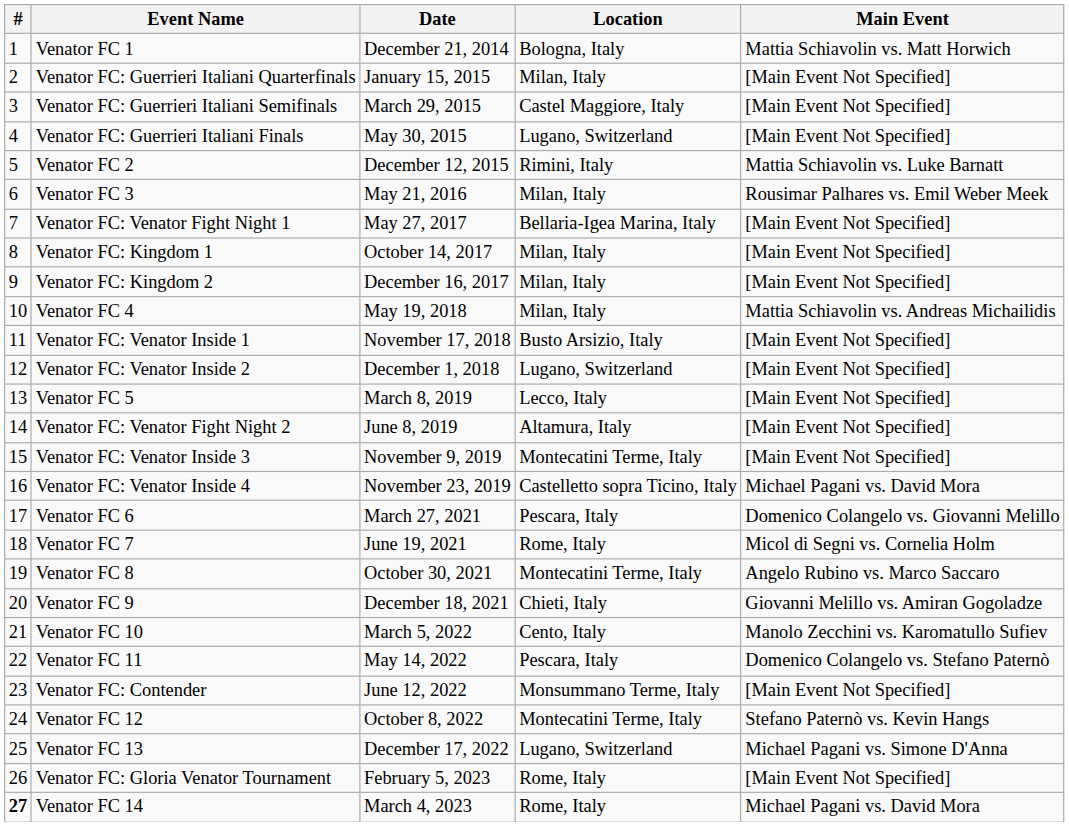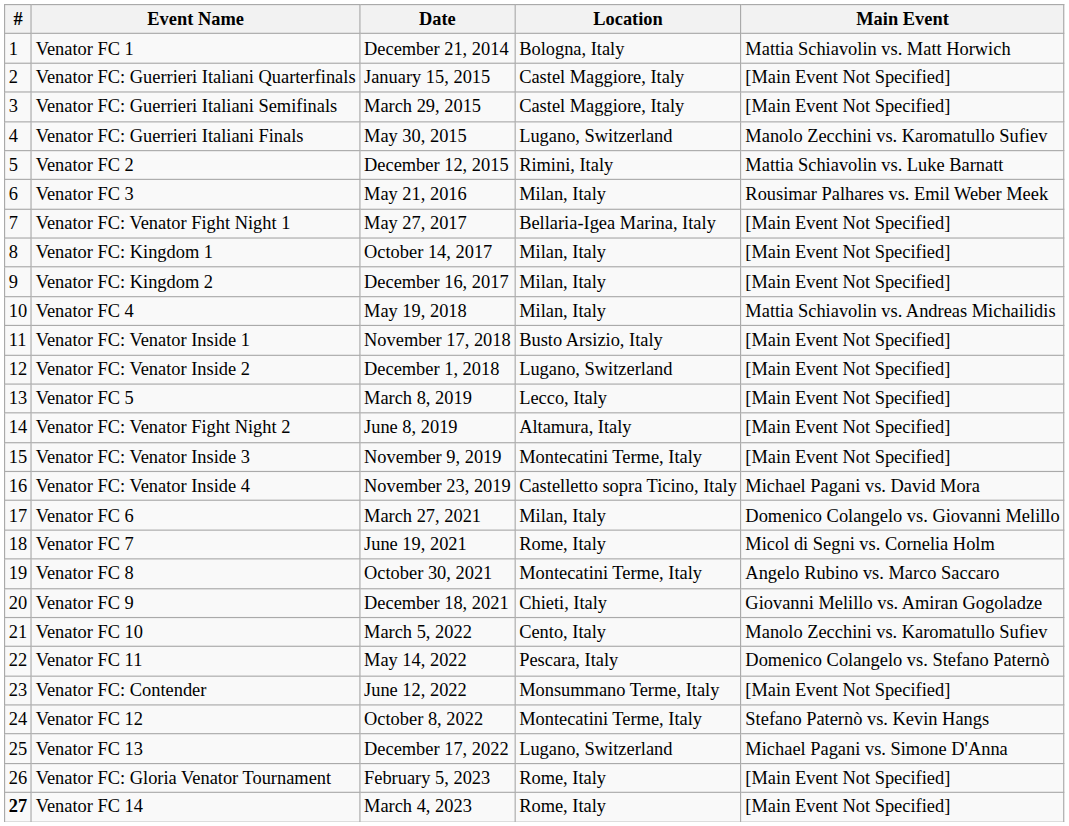(563, 77) Milan, Italy -> (602, 77) Castel Maggiore, Italy
(848, 135) [Main Event Not Specified] -> (896, 135) Manolo Zecchini vs. Karomatullo Sufiev
(569, 515) Pescara, Italy -> (563, 515) Milan, Italy
(863, 806) Michael Pagani vs. David Mora -> (848, 806) [Main Event Not Specified]
